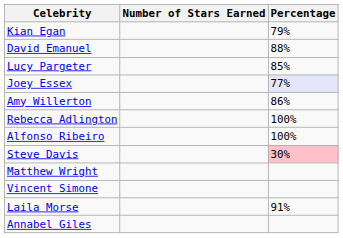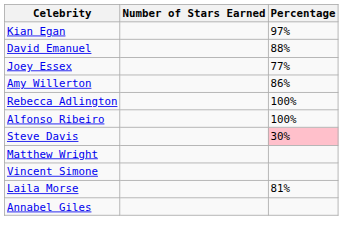(280, 31) 79% -> (280, 31) 97%
- row: (49, 66)
(280, 84) lavender background -> (280, 66) no background
(280, 207) 91% -> (280, 189) 81%
